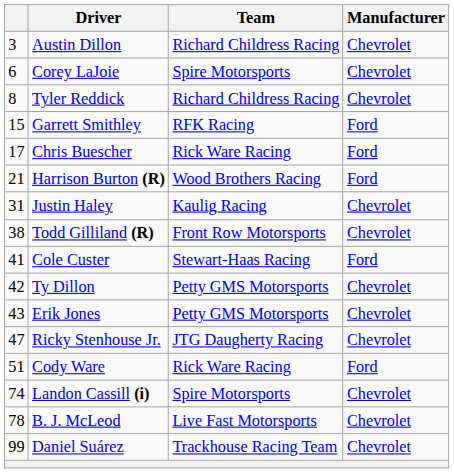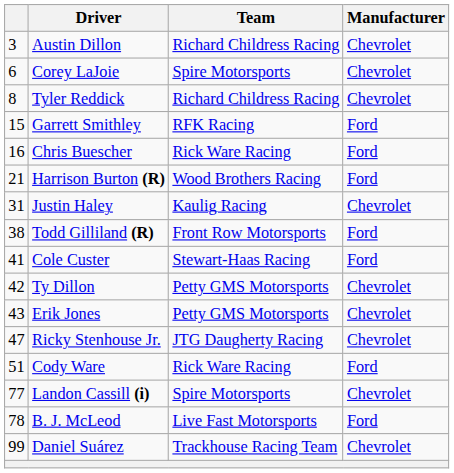(16, 152) 17 -> (16, 152) 16
(379, 232) Chevrolet -> (362, 232) Ford
(16, 393) 74 -> (16, 393) 77
(379, 420) Chevrolet -> (362, 420) Ford
